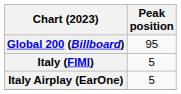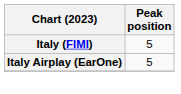- row: (66, 44)
